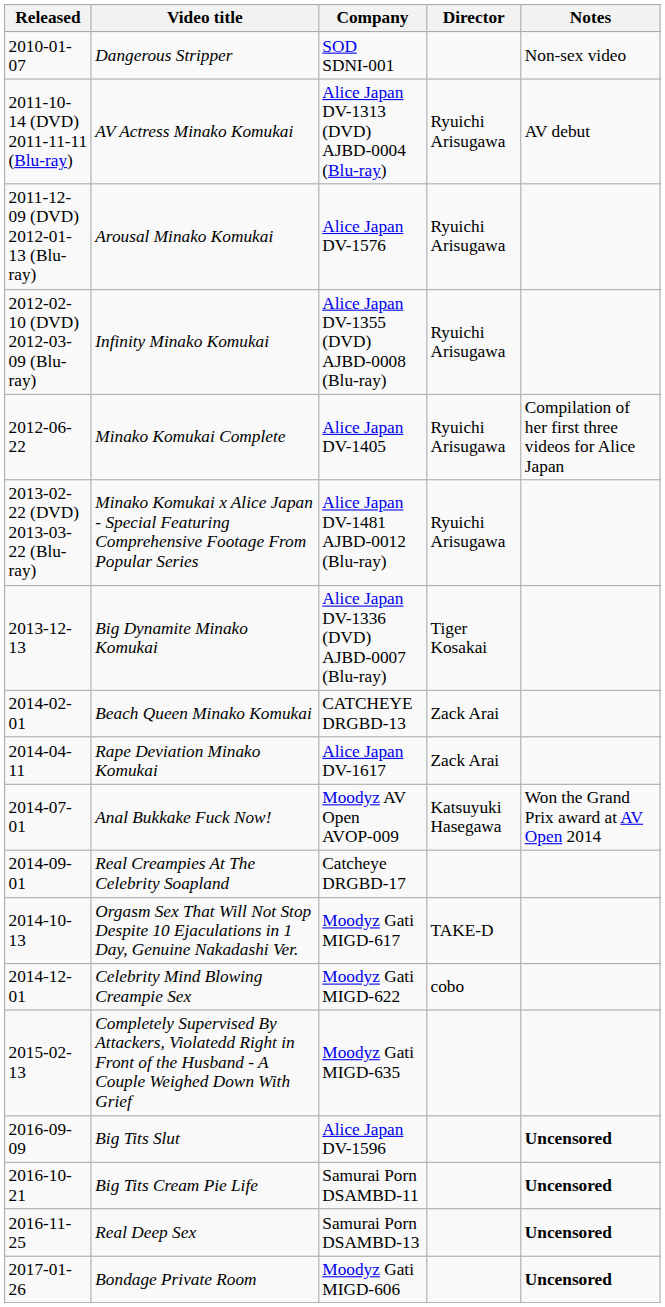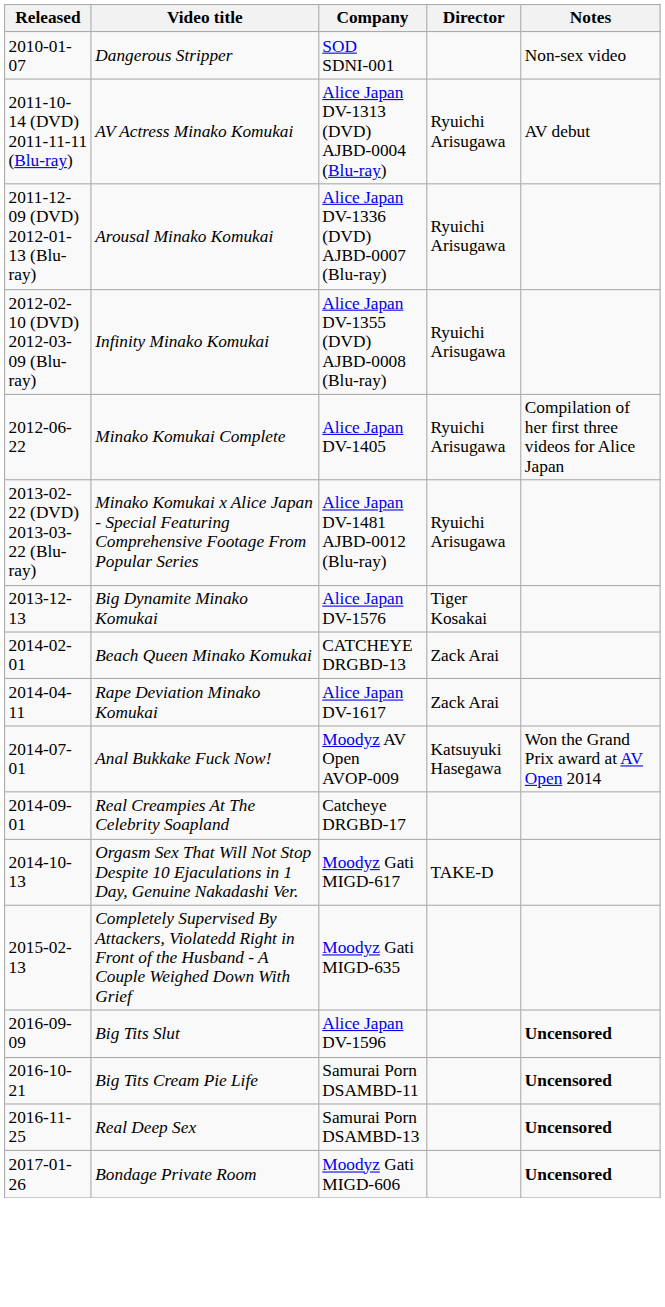(363, 236) Alice Japan DV-1576 -> (364, 236) Alice Japan DV-1336 (DVD) AJBD-0007 (Blu-ray)
(364, 637) Alice Japan DV-1336 (DVD) AJBD-0007 (Blu-ray) -> (363, 608) Alice Japan DV-1576
- row: (179, 986)
